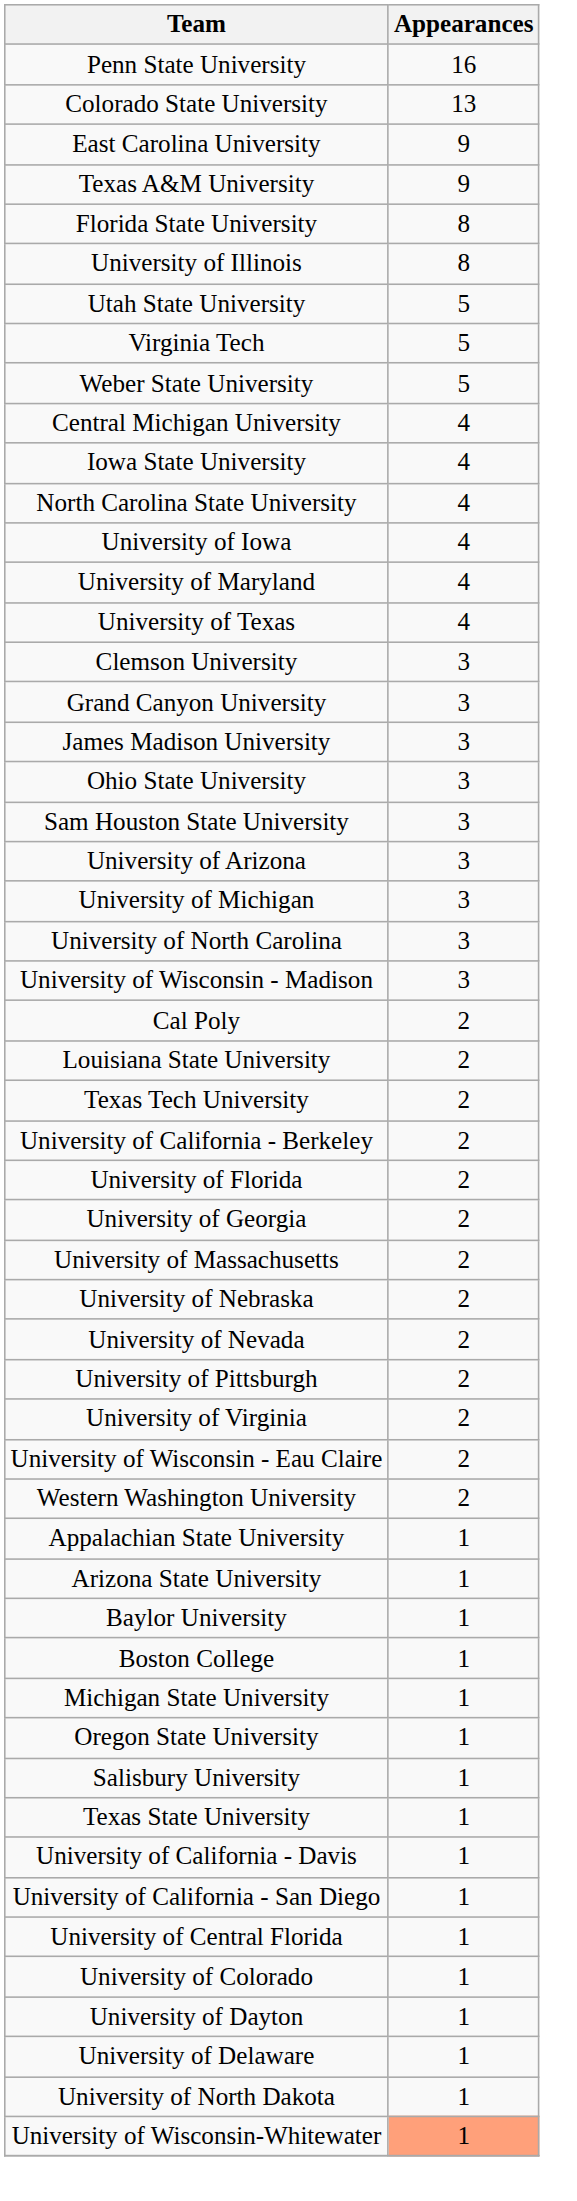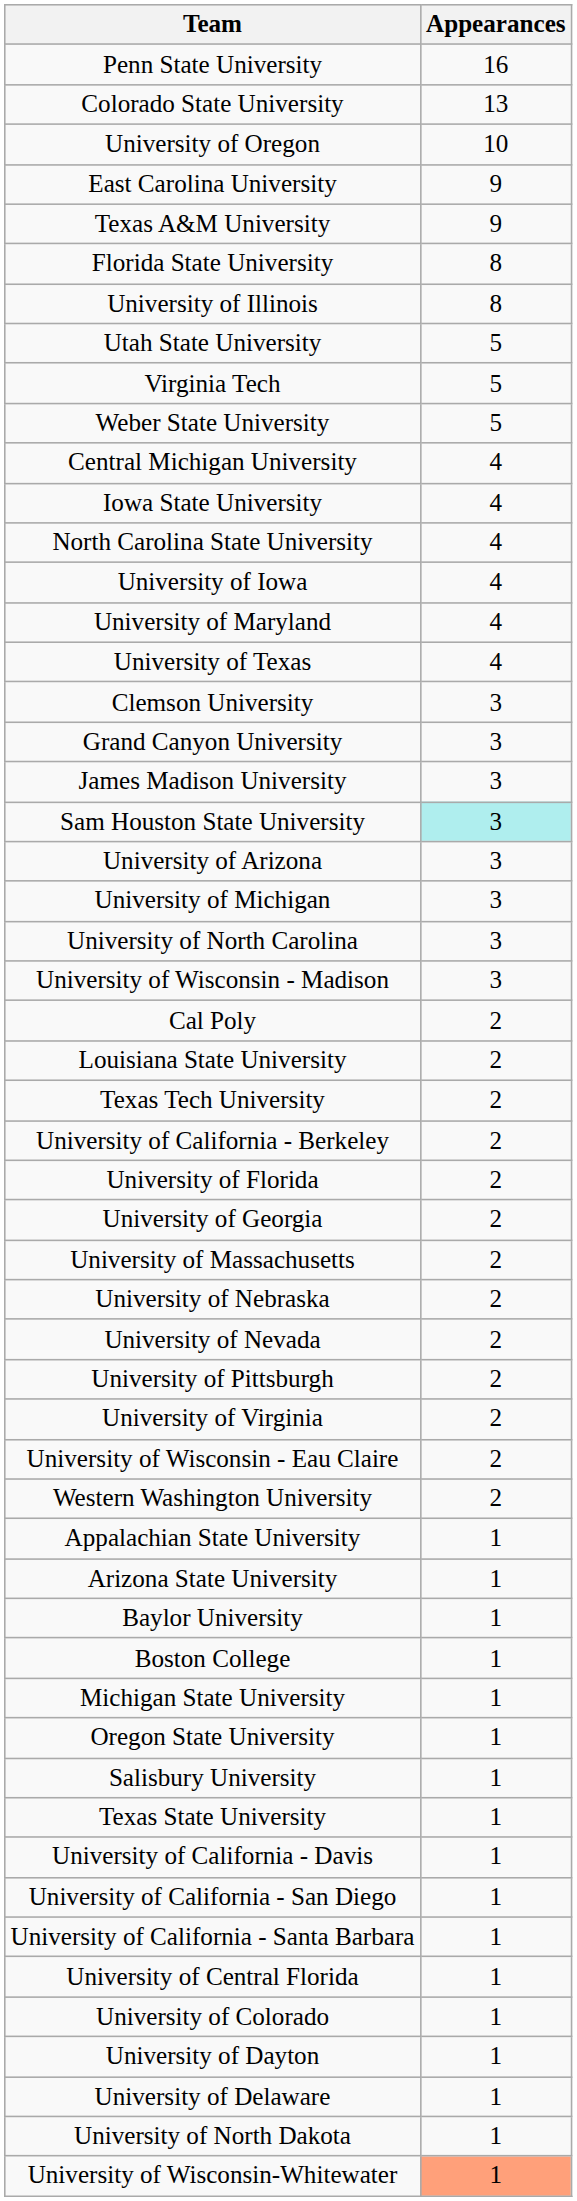+ row: (213, 143)
- row: (196, 781)
(464, 821) no background -> (496, 821) paleturquoise background
+ row: (213, 1936)
